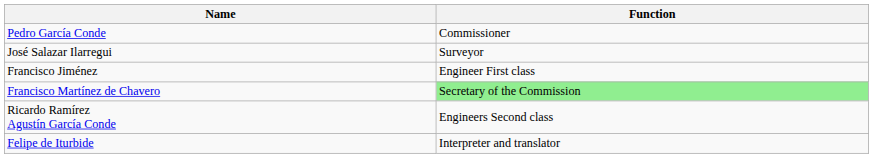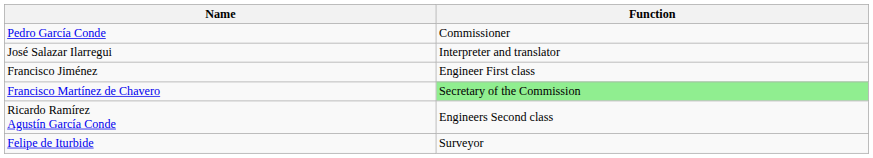(461, 52) Surveyor -> (500, 52) Interpreter and translator
(500, 143) Interpreter and translator -> (461, 143) Surveyor
